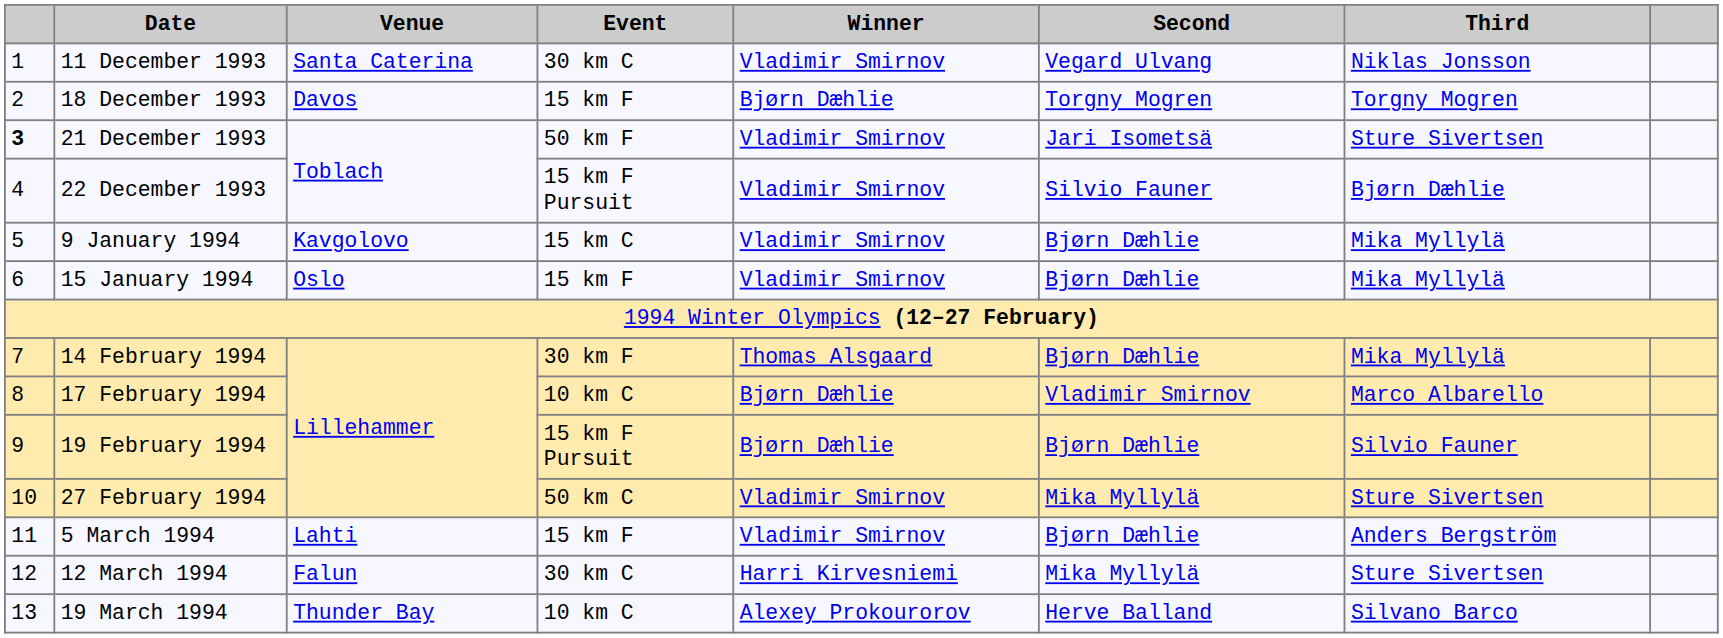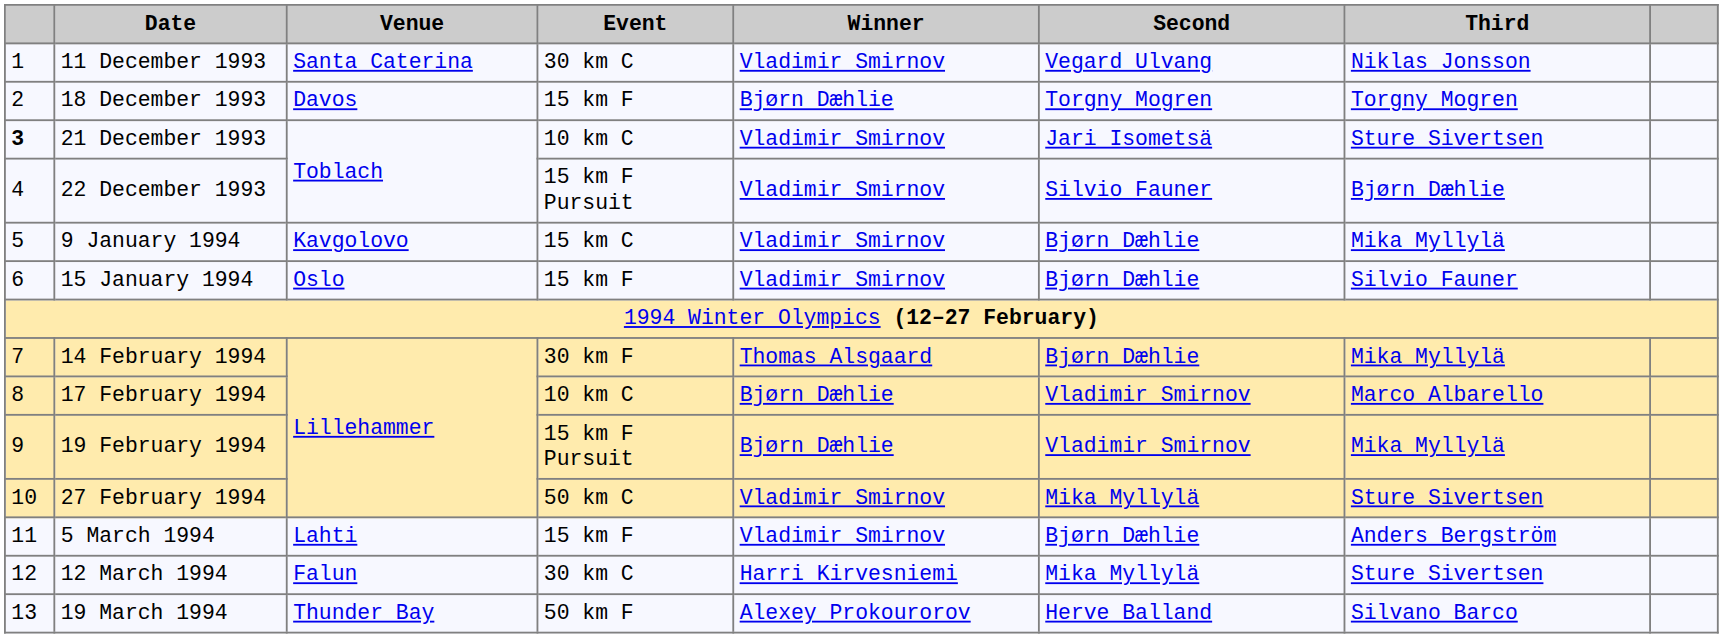(589, 139) 50 km F -> (589, 139) 10 km C
(1428, 280) Mika Myllylä -> (1434, 280) Silvio Fauner
(1122, 447) Bjørn Dæhlie -> (1148, 447) Vladimir Smirnov
(1434, 447) Silvio Fauner -> (1428, 447) Mika Myllylä
(589, 613) 10 km C -> (589, 613) 50 km F
